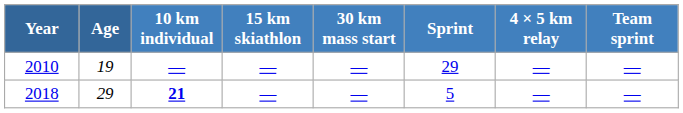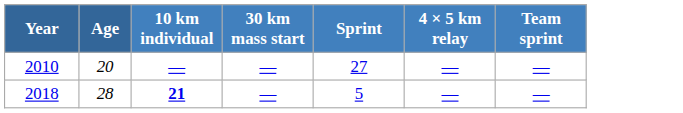- column: (268, 28)
(105, 66) 19 -> (105, 66) 20
(450, 66) 29 -> (359, 66) 27
(105, 94) 29 -> (105, 94) 28
